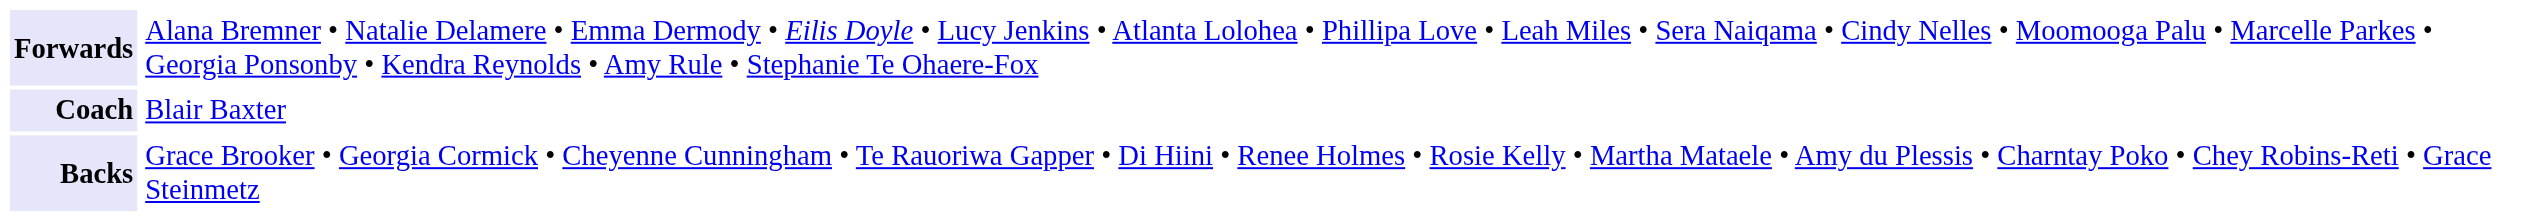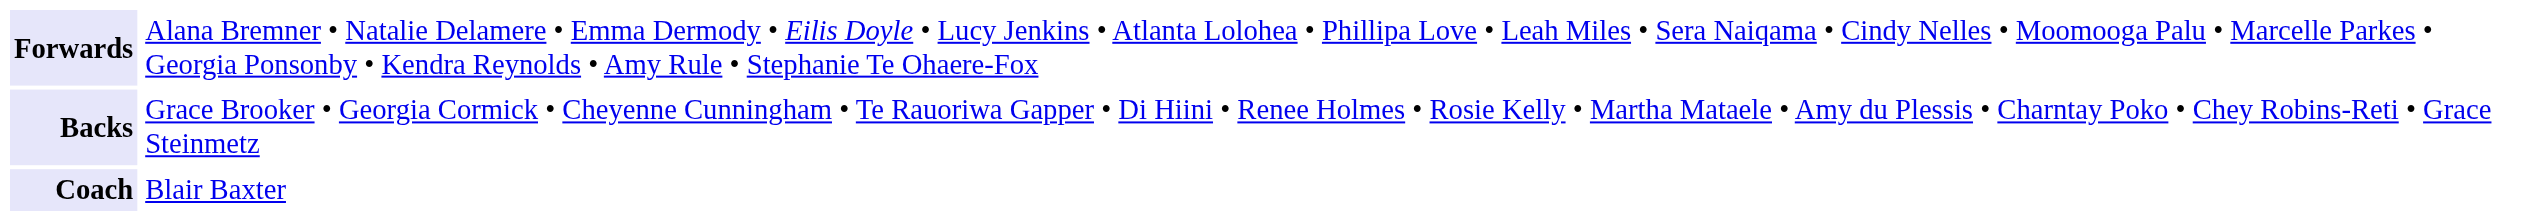rows swapped: (97, 172) <-> (94, 109)
